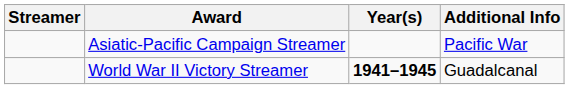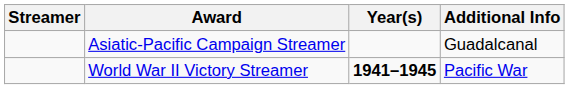(486, 44) Pacific War -> (491, 44) Guadalcanal
(491, 70) Guadalcanal -> (486, 70) Pacific War
